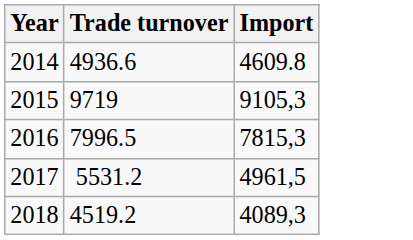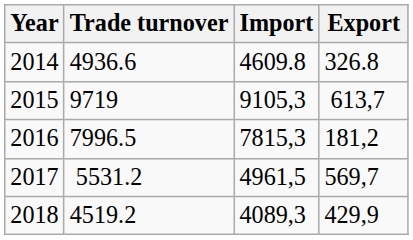+ column: (364, 23)
